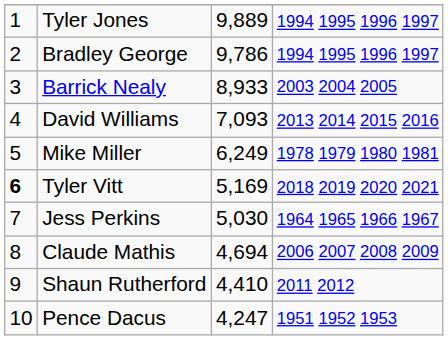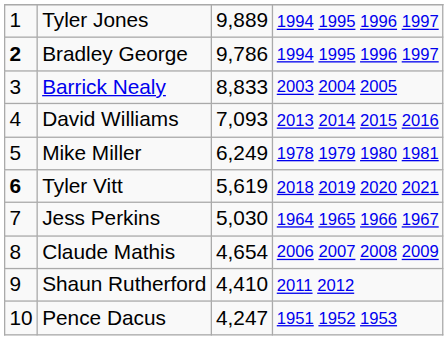(15, 53) normal -> (15, 53) bold
(242, 86) 8,933 -> (242, 86) 8,833
(242, 185) 5,169 -> (242, 185) 5,619
(242, 251) 4,694 -> (242, 251) 4,654
